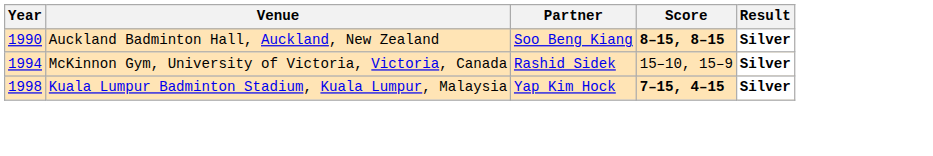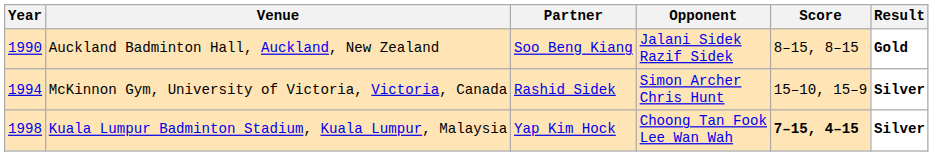+ column: (703, 16)
(682, 40) bold -> (816, 48) normal
(765, 40) Silver -> (891, 48) Gold
